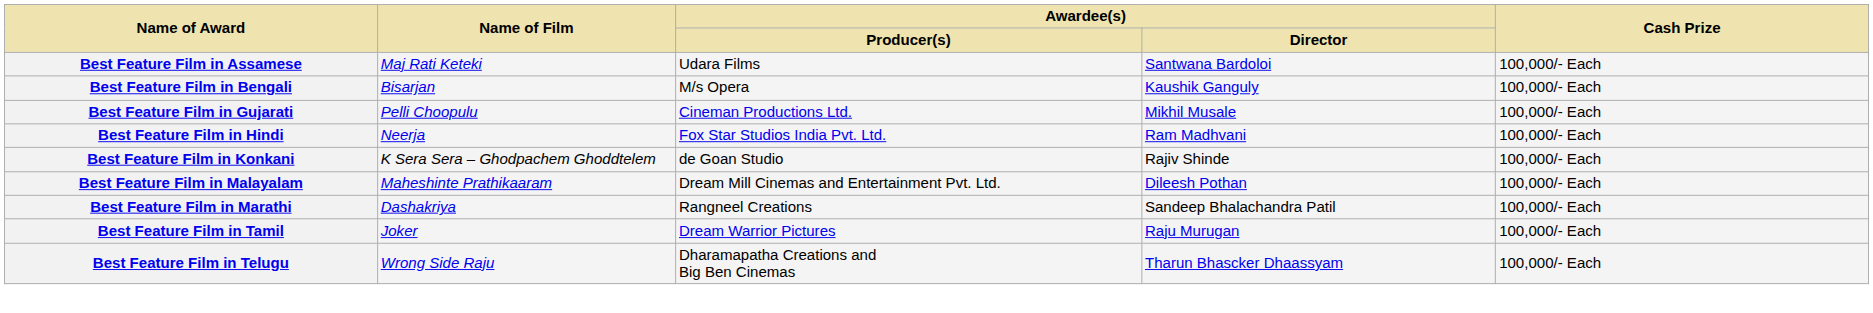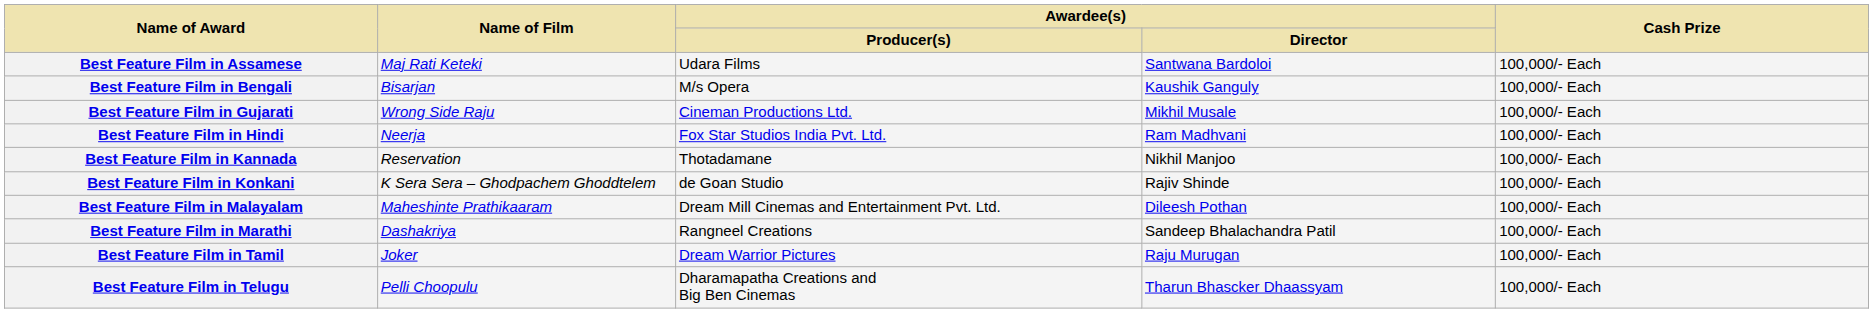(429, 111) Pelli Choopulu -> (438, 111) Wrong Side Raju
+ row: (191, 159)
(438, 263) Wrong Side Raju -> (429, 287) Pelli Choopulu
